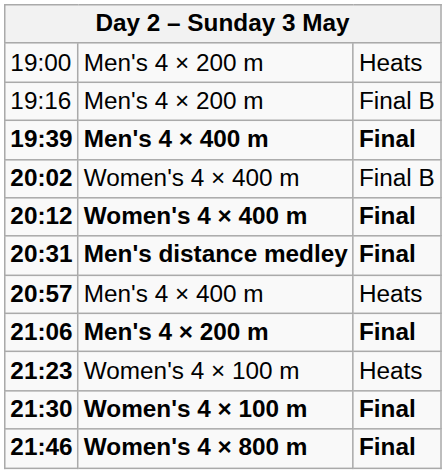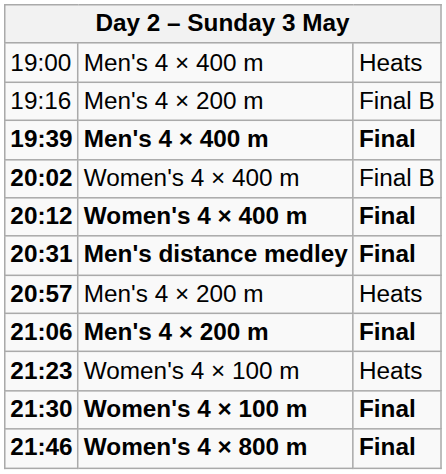(174, 62) Men's 4 × 200 m -> (174, 62) Men's 4 × 400 m
(174, 293) Men's 4 × 400 m -> (174, 293) Men's 4 × 200 m
